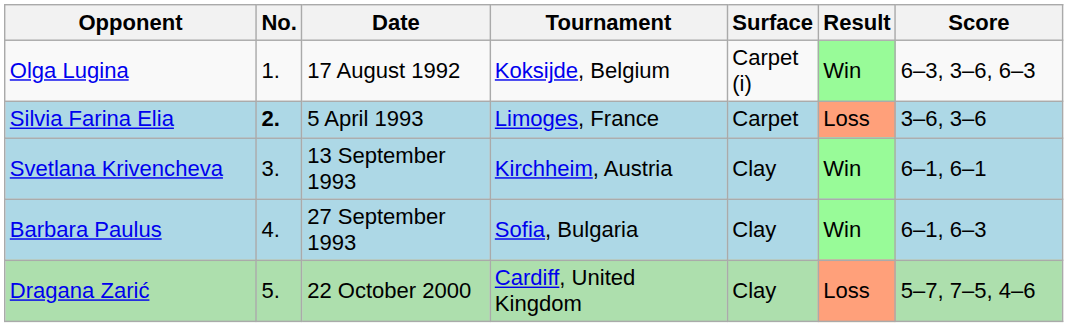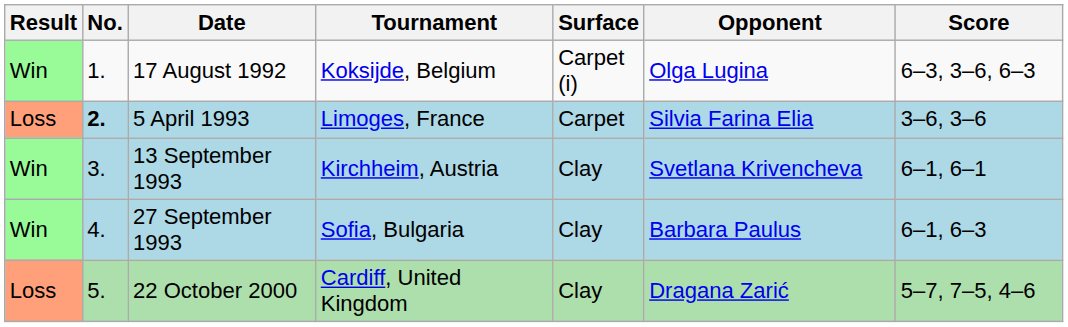columns swapped: (857, 21) <-> (131, 21)
